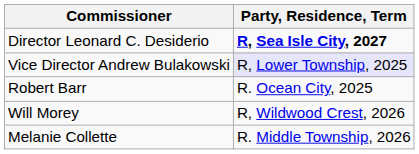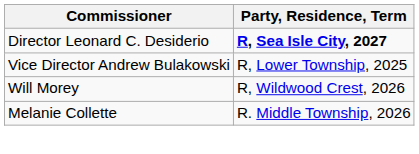(322, 64) lavender background -> (322, 64) no background
- row: (47, 88)
